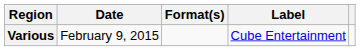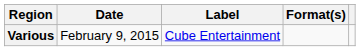columns swapped: (195, 14) <-> (288, 14)
